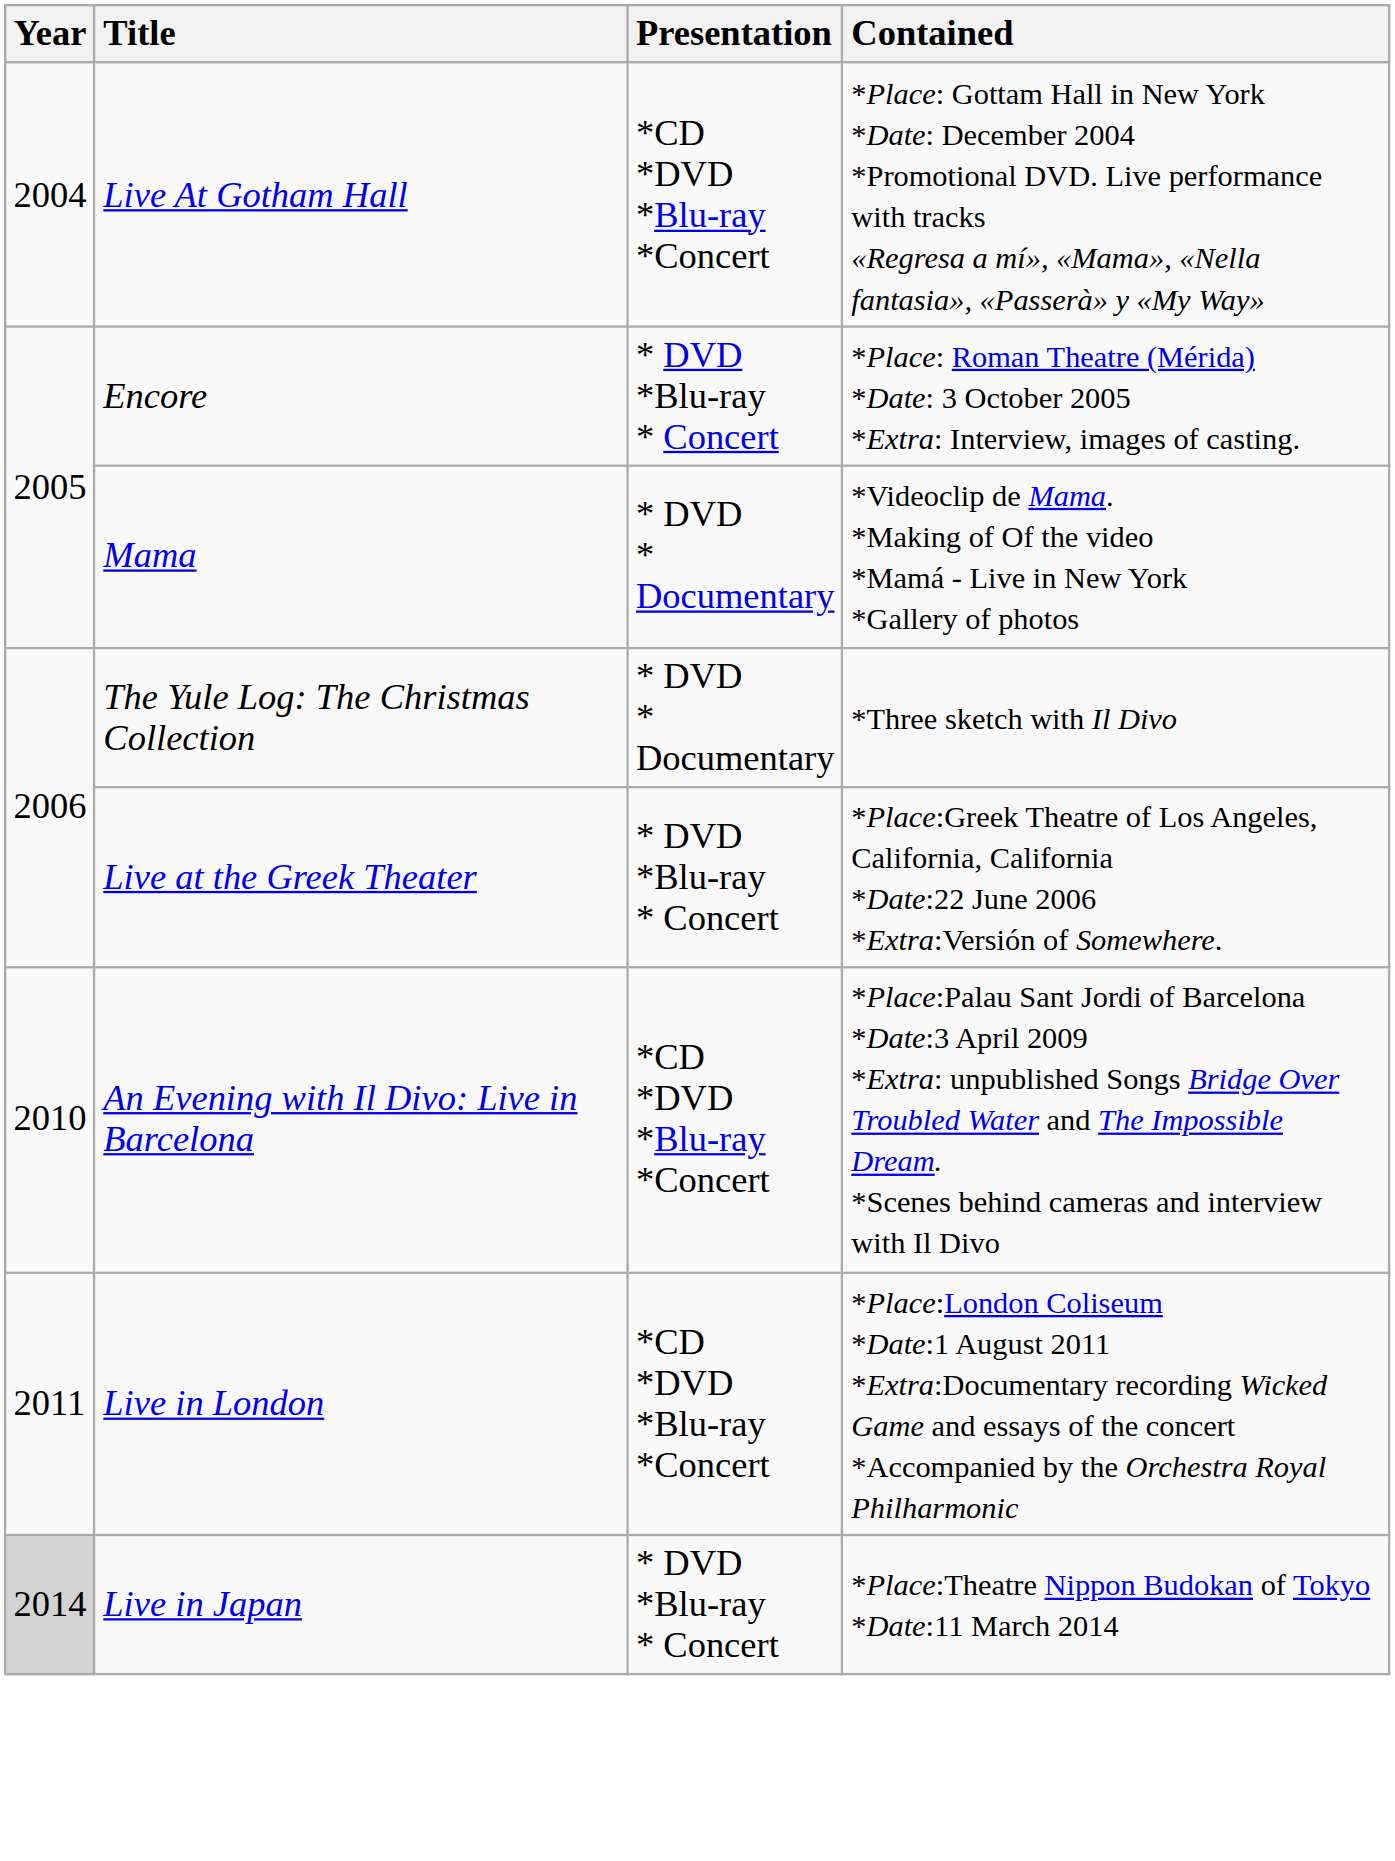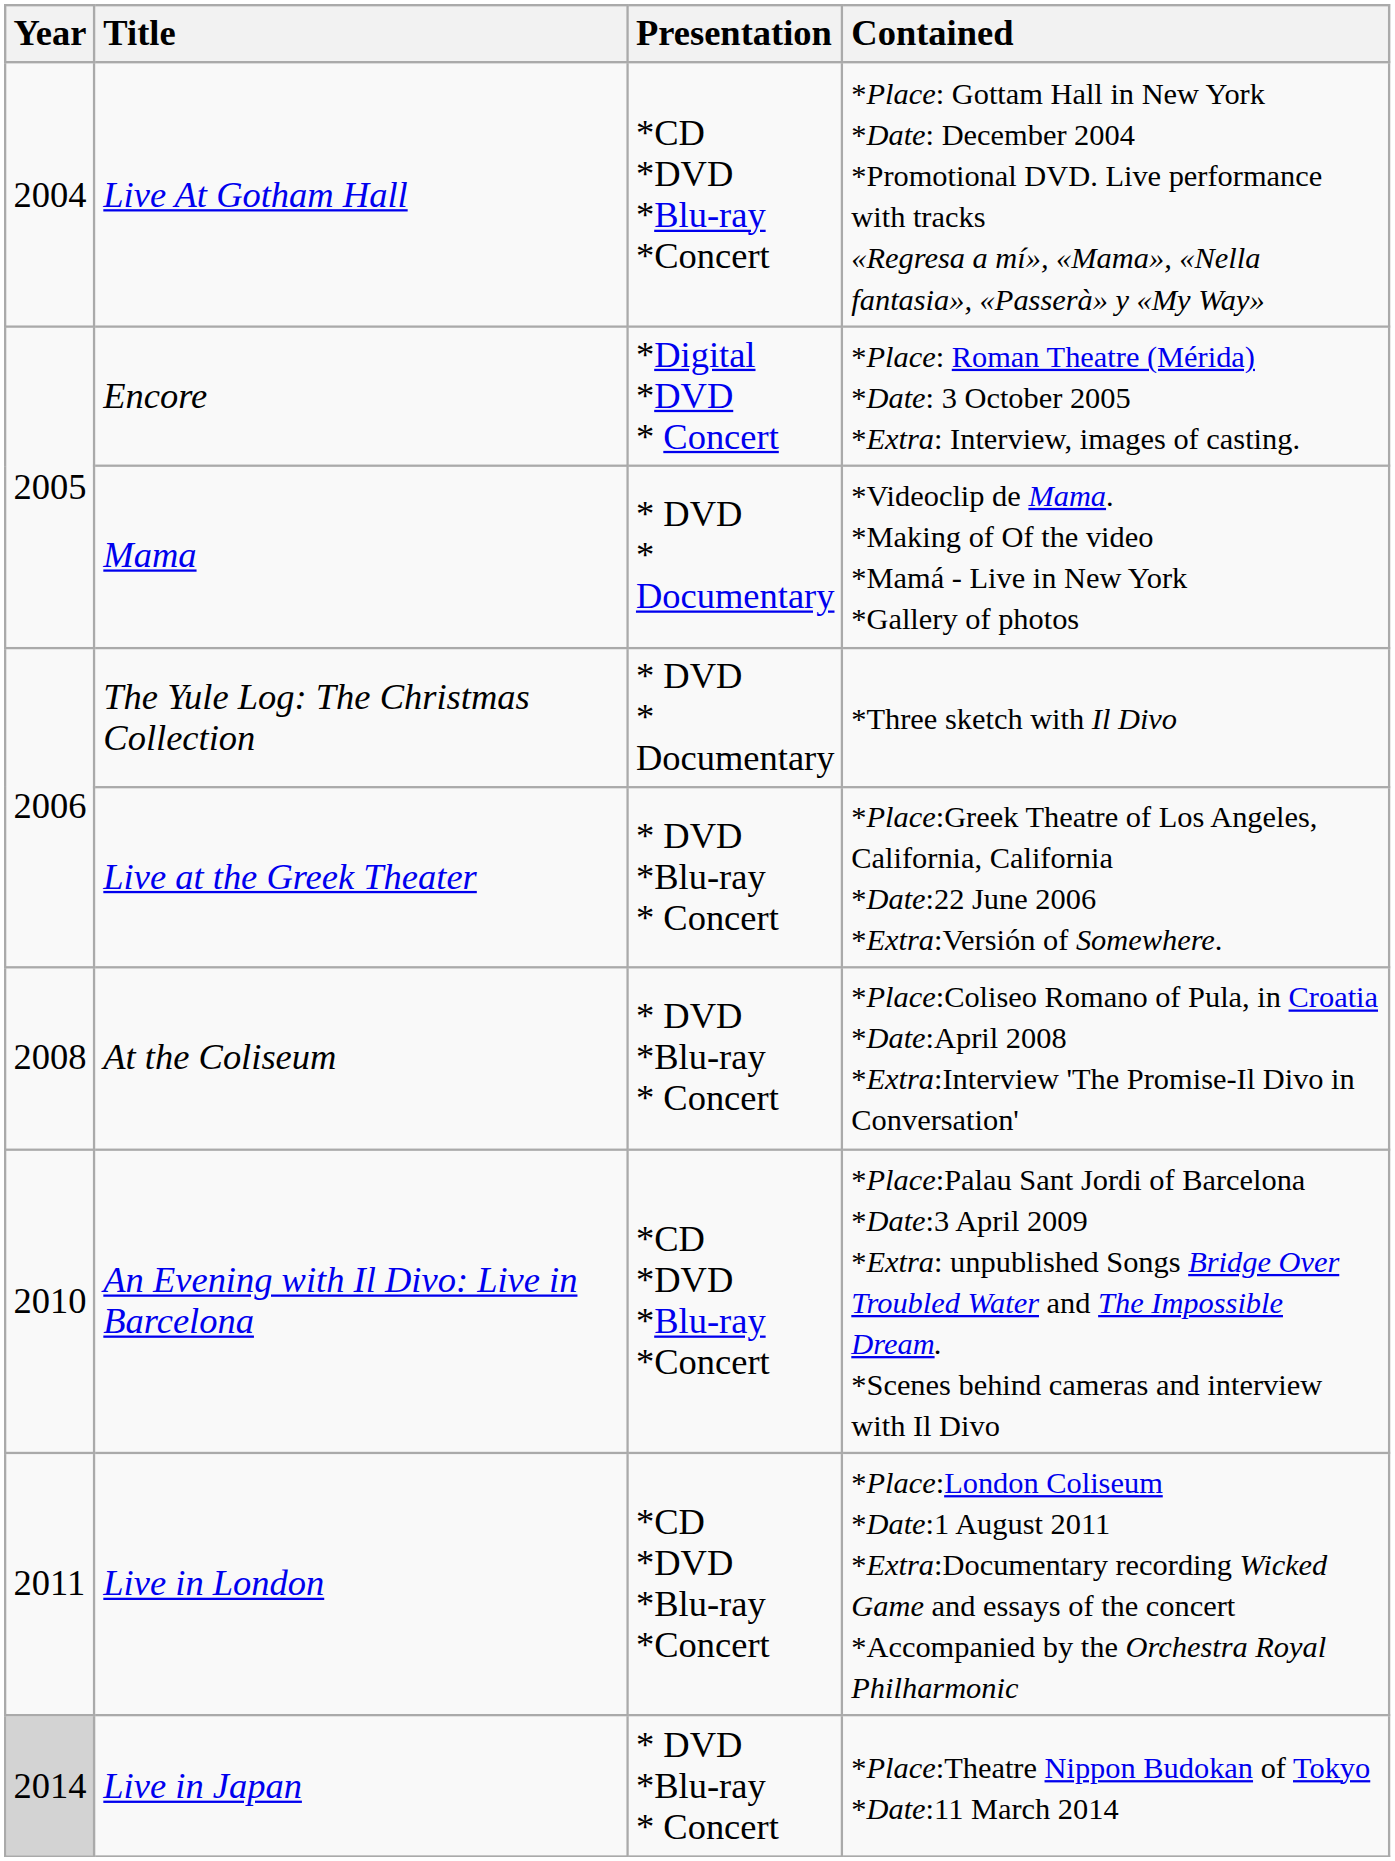(707, 395) * DVD *Blu-ray * Concert -> (707, 395) *Digital *DVD * Concert
+ row: (220, 1057)
